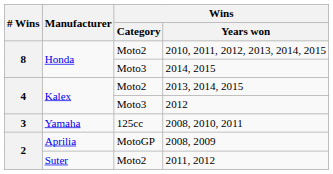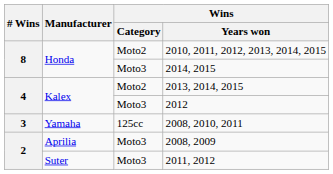(136, 141) MotoGP -> (132, 141) Moto3
(132, 160) Moto2 -> (132, 160) Moto3
